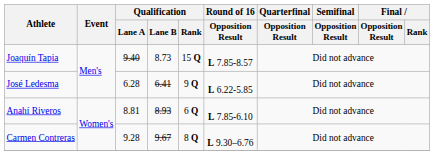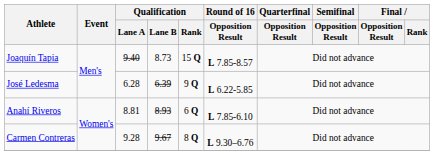(163, 85) 6.41 -> (163, 85) 6.39
